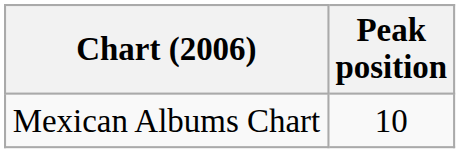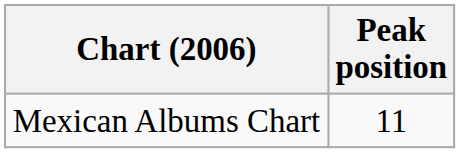(391, 119) 10 -> (391, 119) 11
